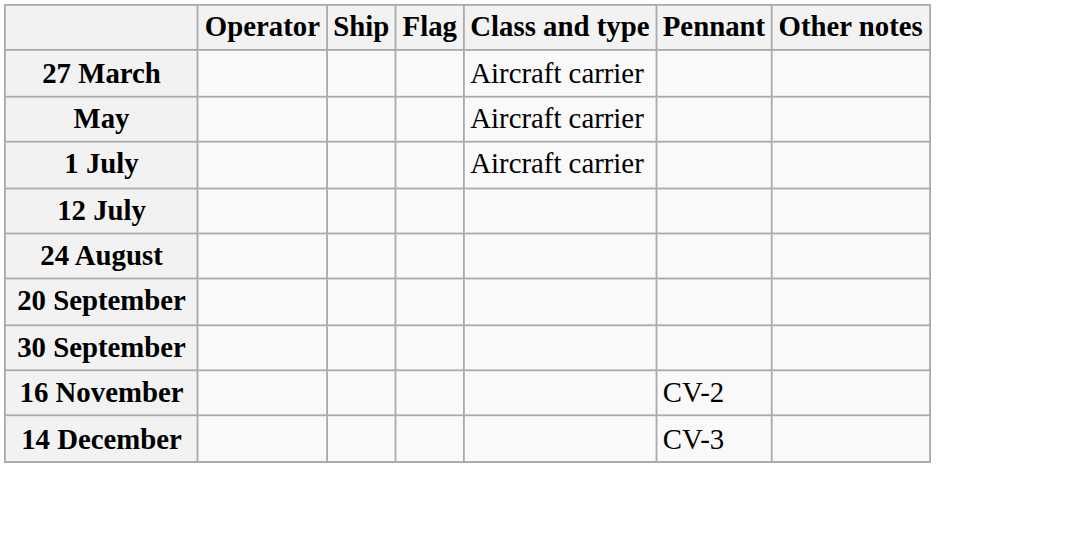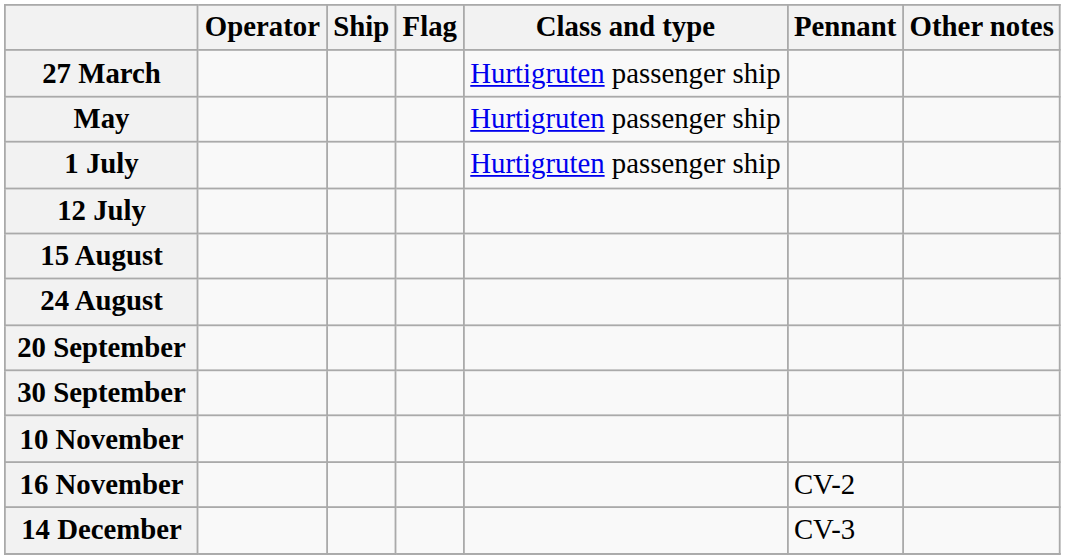(557, 73) Aircraft carrier -> (625, 73) Hurtigruten passenger ship
(557, 118) Aircraft carrier -> (625, 118) Hurtigruten passenger ship
(557, 164) Aircraft carrier -> (625, 164) Hurtigruten passenger ship
+ row: (102, 255)
+ row: (102, 438)
